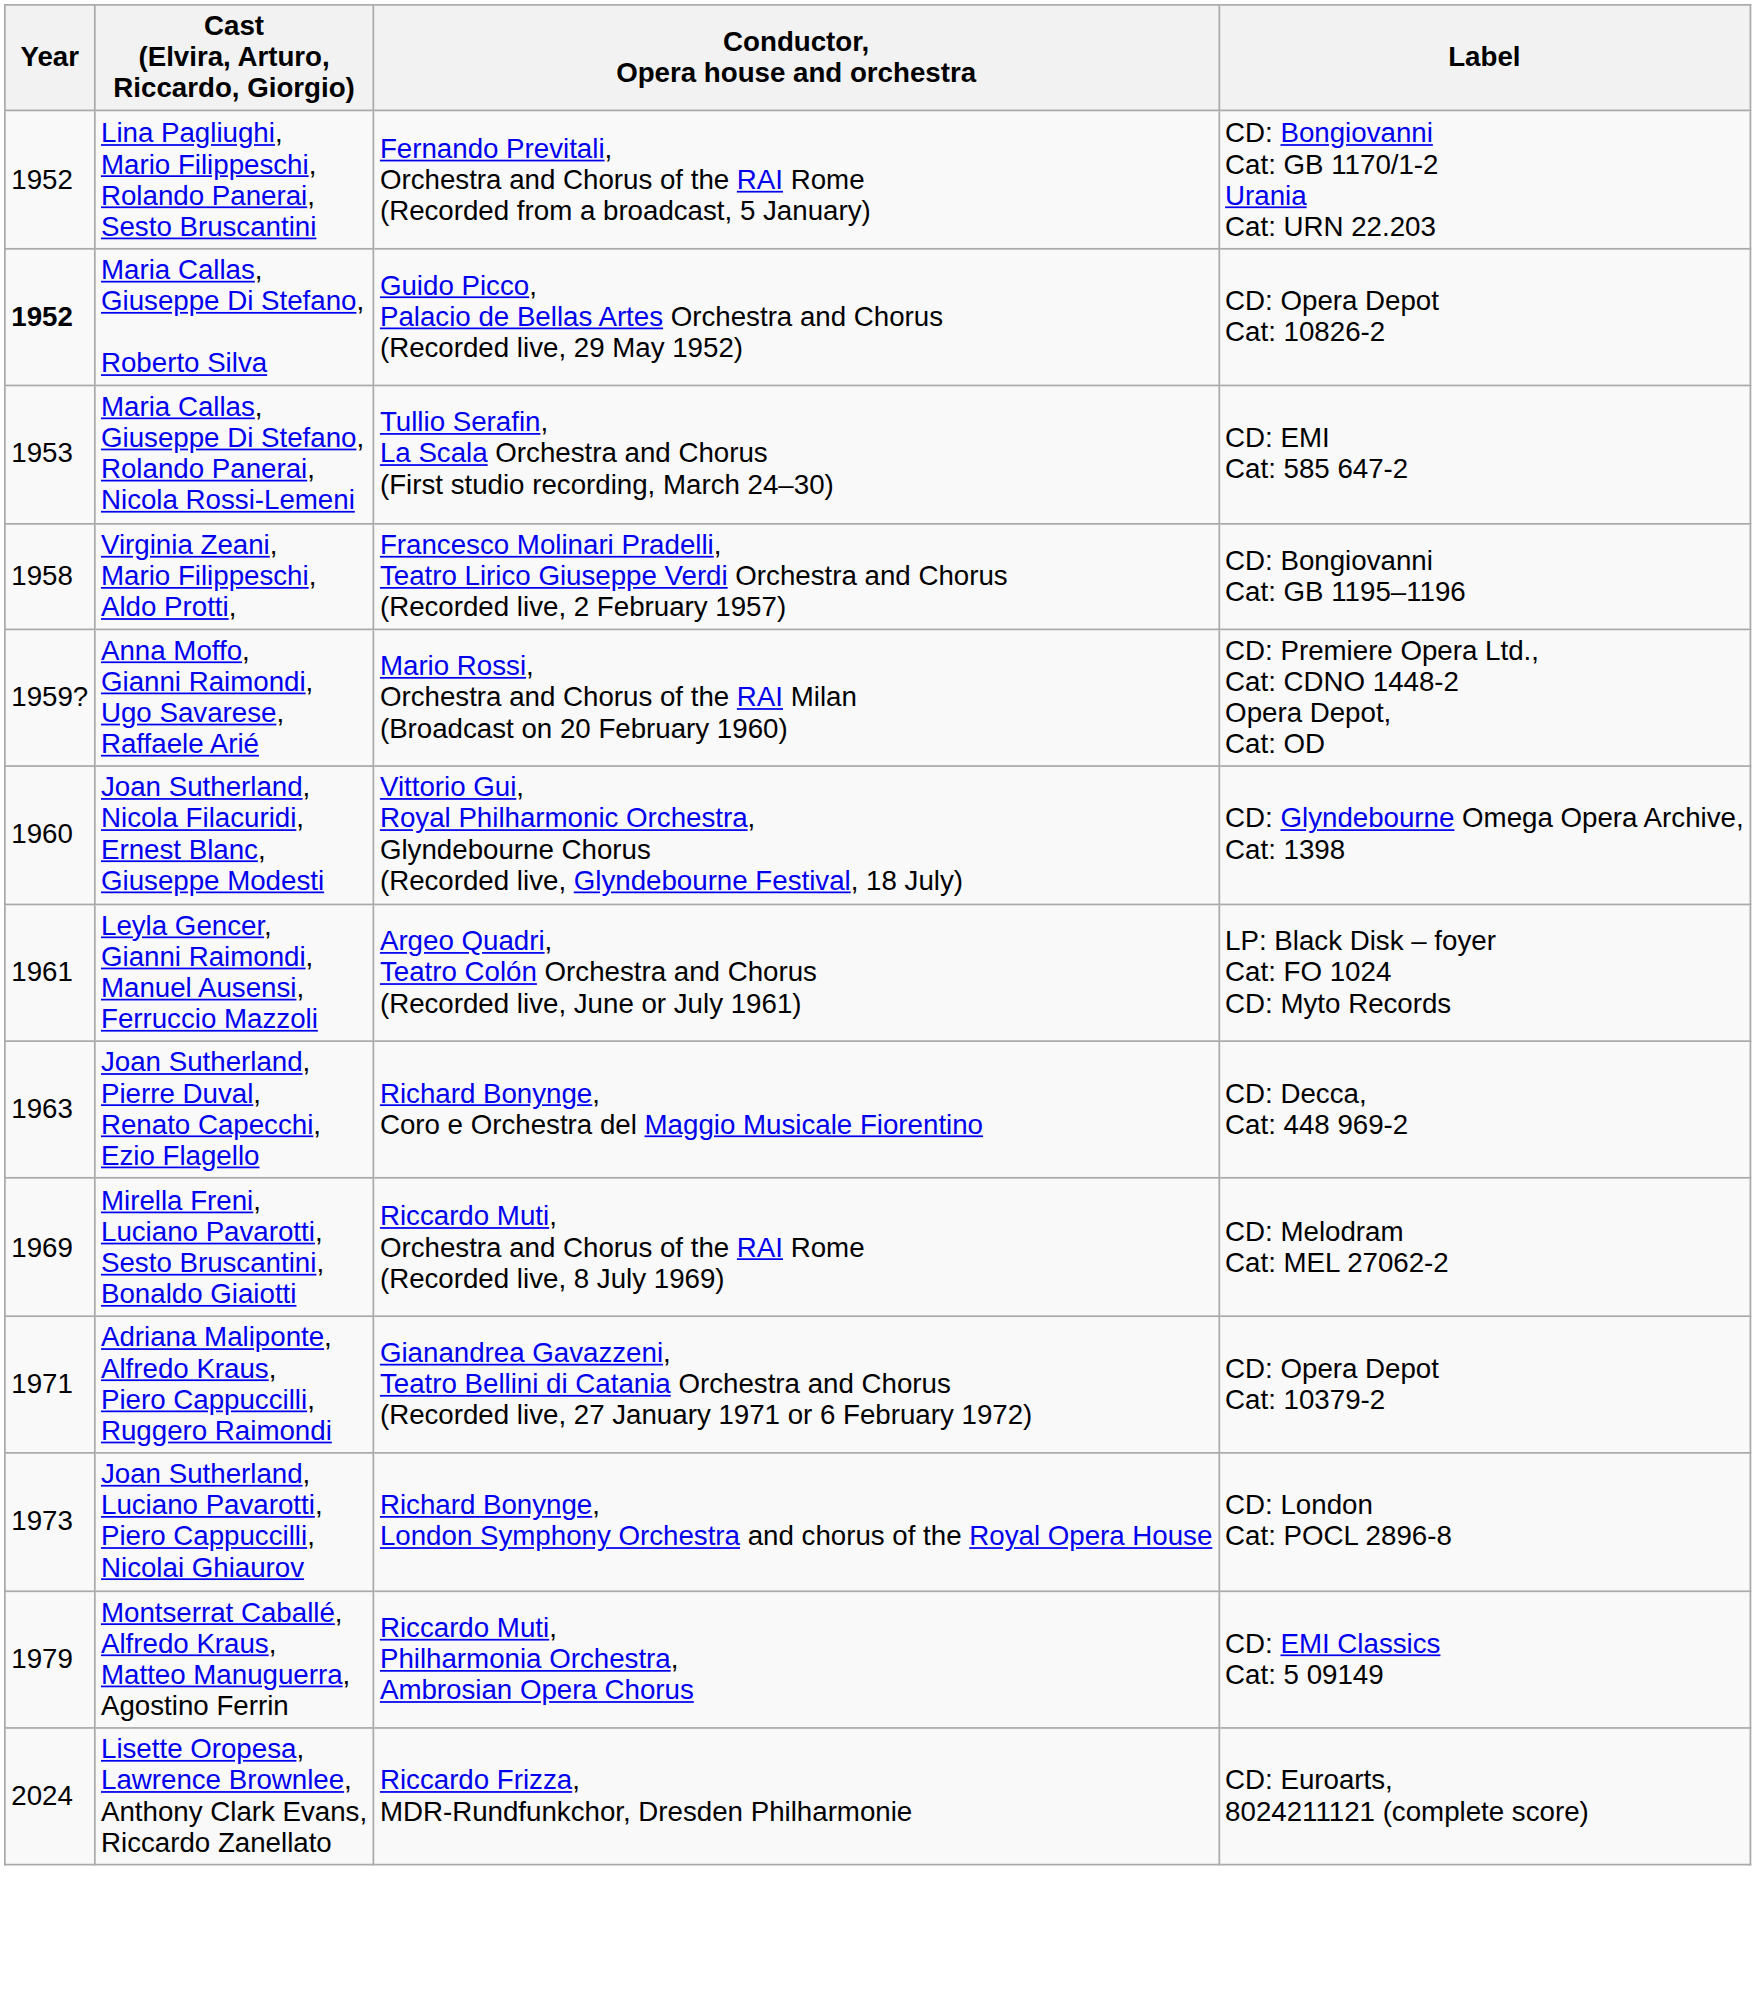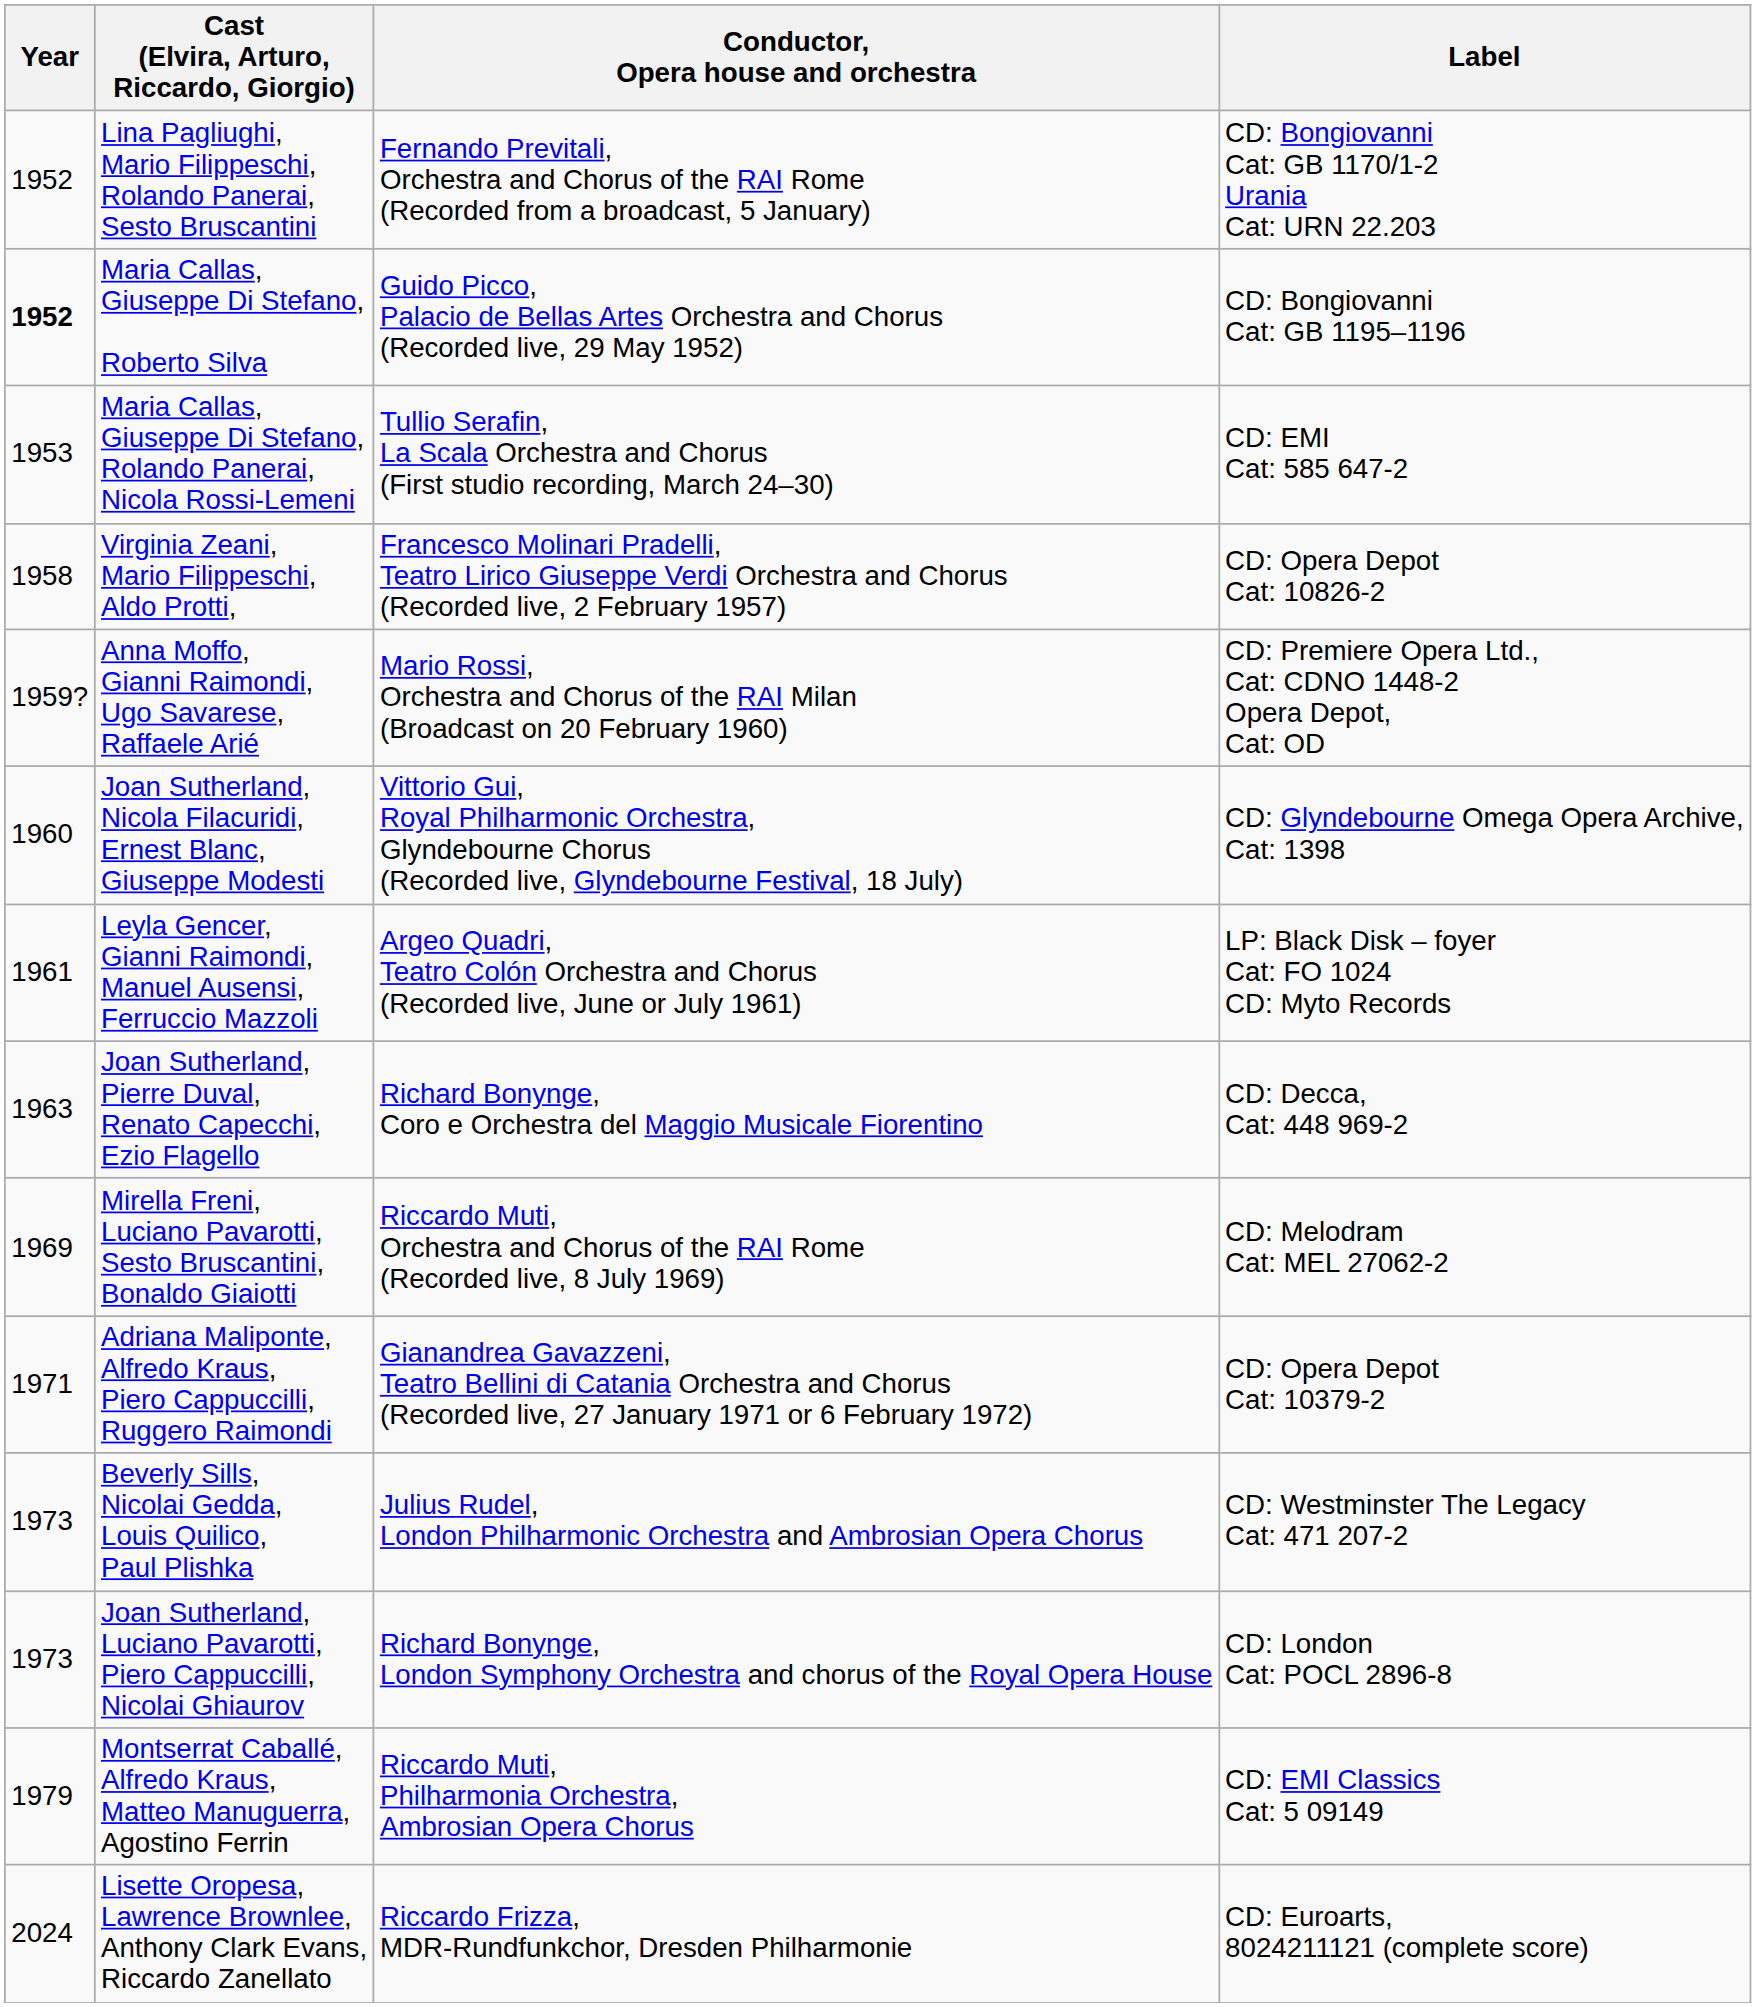(1332, 316) CD: Opera Depot Cat: 10826-2 -> (1345, 316) CD: Bongiovanni Cat: GB 1195–1196
(1345, 575) CD: Bongiovanni Cat: GB 1195–1196 -> (1332, 575) CD: Opera Depot Cat: 10826-2
+ row: (192, 1521)
